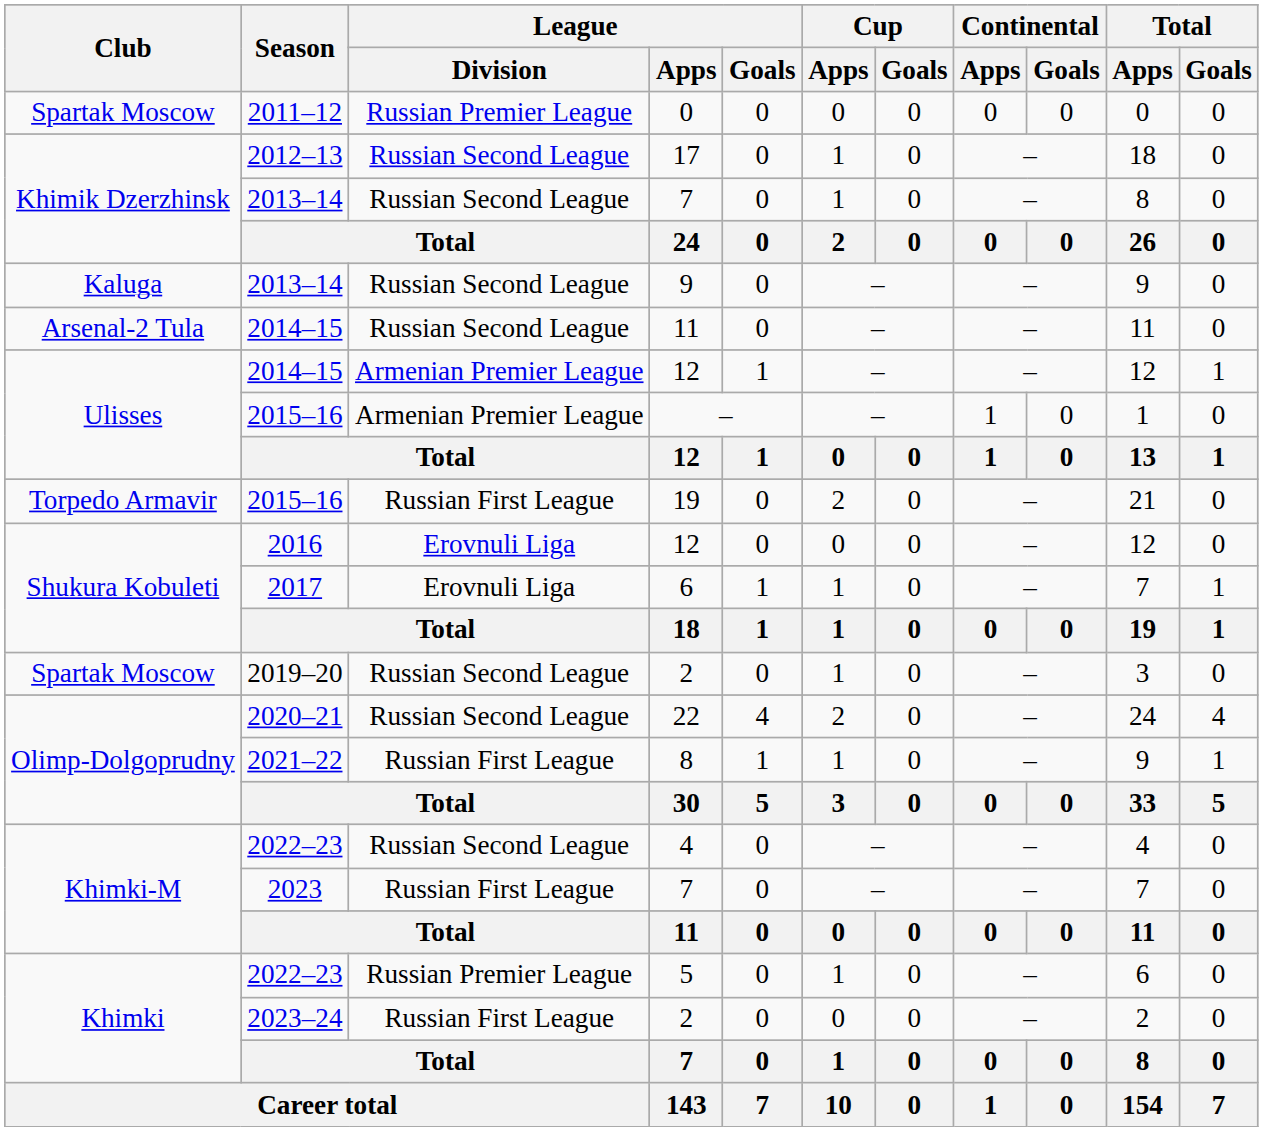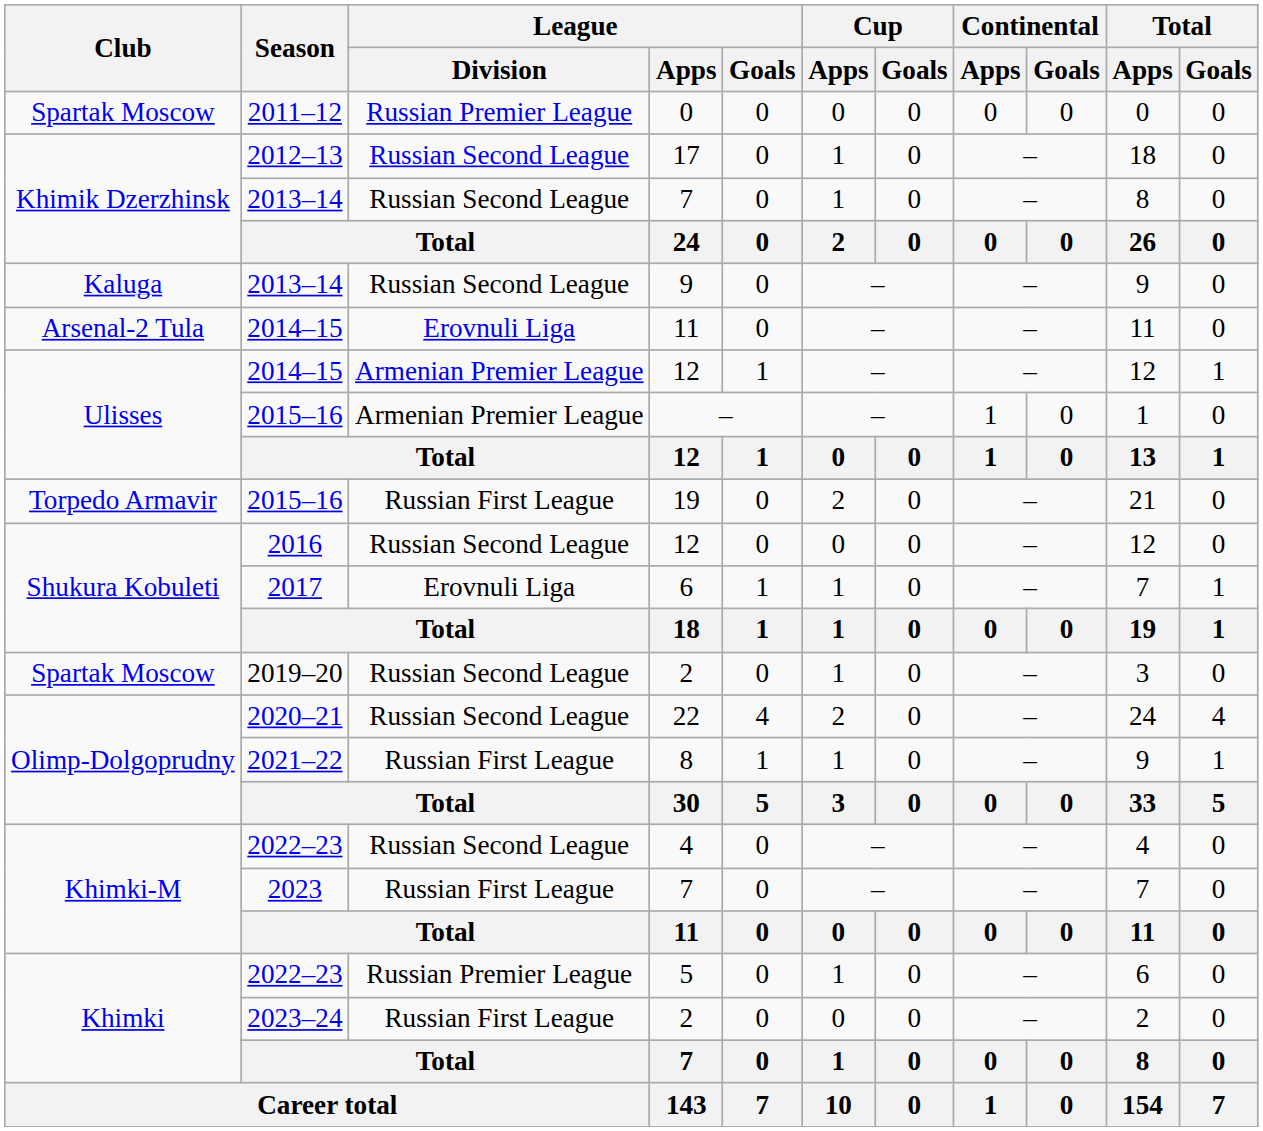(499, 328) Russian Second League -> (499, 328) Erovnuli Liga
(499, 543) Erovnuli Liga -> (499, 543) Russian Second League
